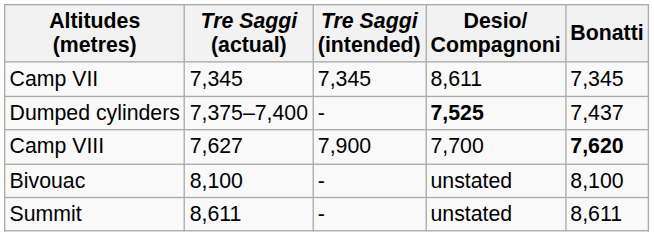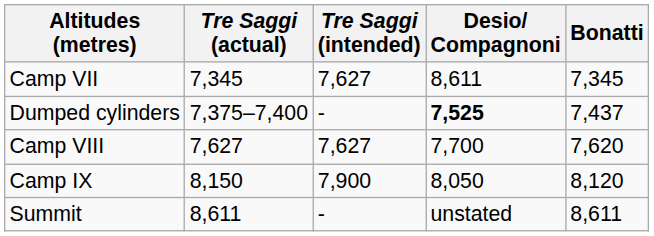(344, 79) 7,345 -> (344, 79) 7,627
(344, 146) 7,900 -> (344, 146) 7,627
(597, 146) bold -> (597, 146) normal
- row: (47, 180)
+ row: (51, 180)
